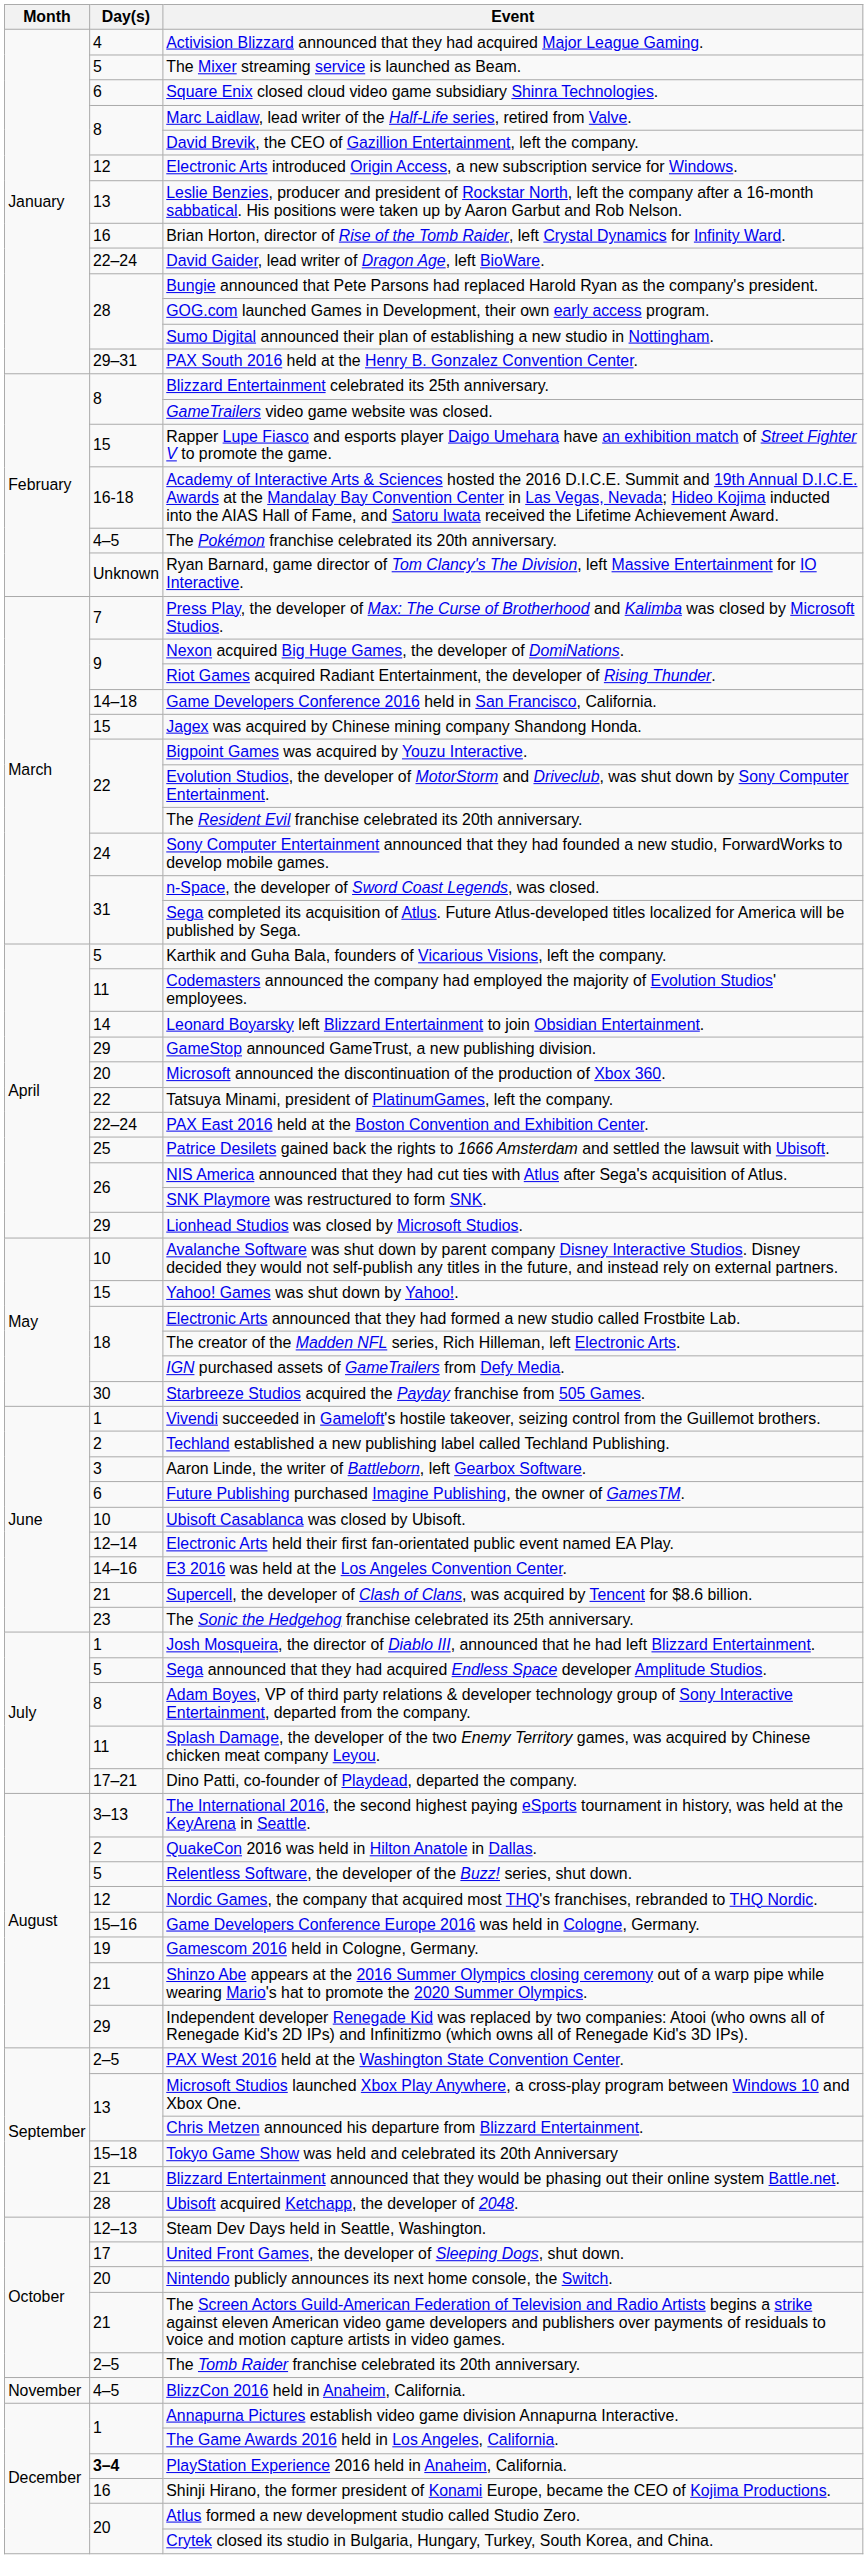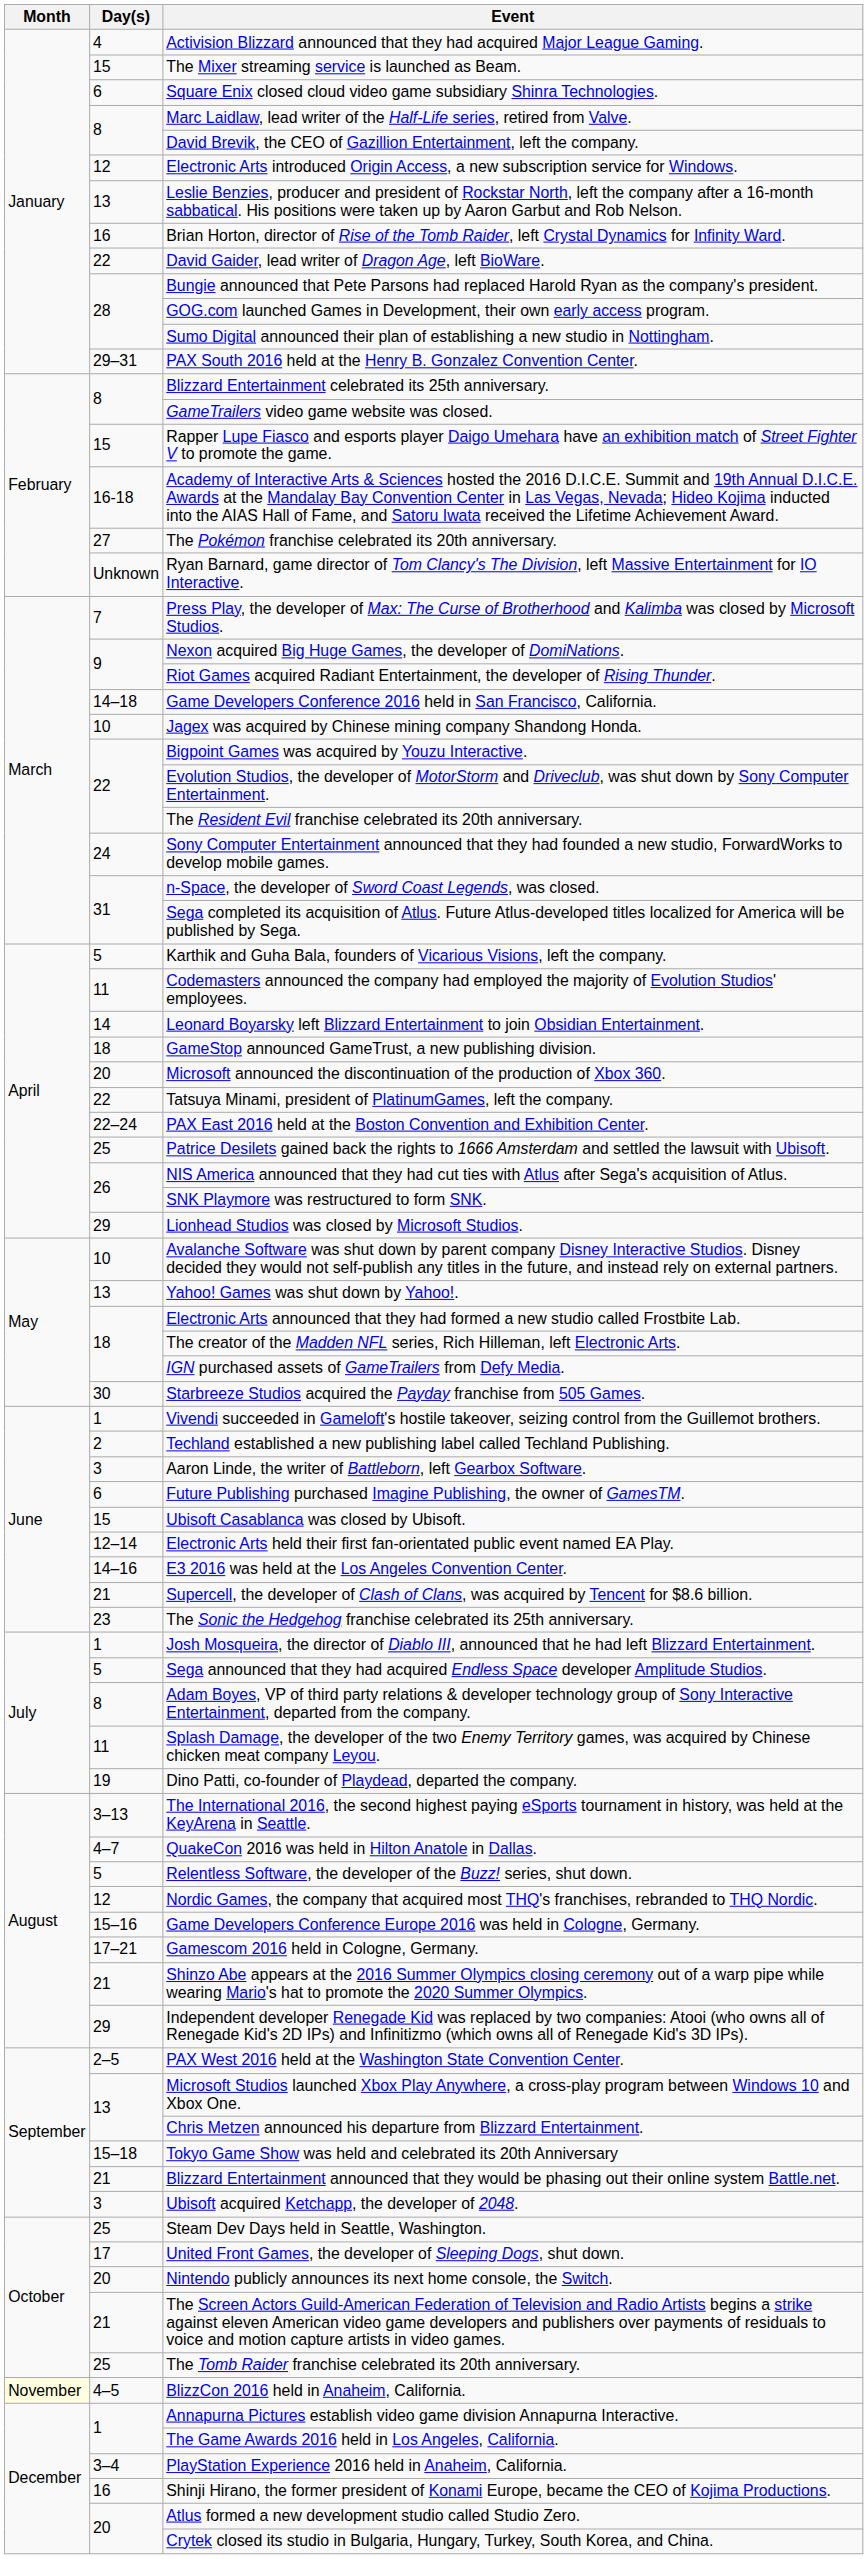(97, 67) 5 -> (102, 67) 15
(115, 260) 22–24 -> (102, 260) 22
(106, 540) 4–5 -> (102, 540) 27
(102, 726) 15 -> (102, 726) 10
(102, 1049) 29 -> (102, 1049) 18
(102, 1293) 15 -> (102, 1293) 13
(102, 1519) 10 -> (102, 1519) 15
(115, 1781) 17–21 -> (102, 1781) 19
(97, 1849) 2 -> (106, 1849) 4–7
(102, 1949) 19 -> (115, 1949) 17–21
(102, 2204) 28 -> (97, 2204) 3
(115, 2229) 12–13 -> (102, 2229) 25
(106, 2365) 2–5 -> (102, 2365) 25
(45, 2390) no background -> (45, 2390) lightyellow background
(106, 2465) bold -> (106, 2465) normal
